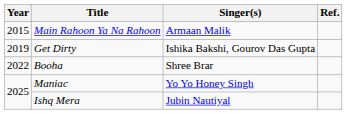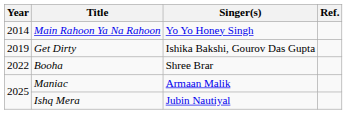(18, 30) 2015 -> (18, 30) 2014
(198, 30) Armaan Malik -> (210, 30) Yo Yo Honey Singh
(210, 83) Yo Yo Honey Singh -> (198, 83) Armaan Malik
